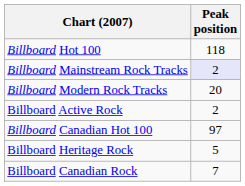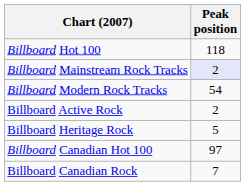(215, 89) 20 -> (215, 89) 54
rows swapped: (70, 150) <-> (80, 130)
